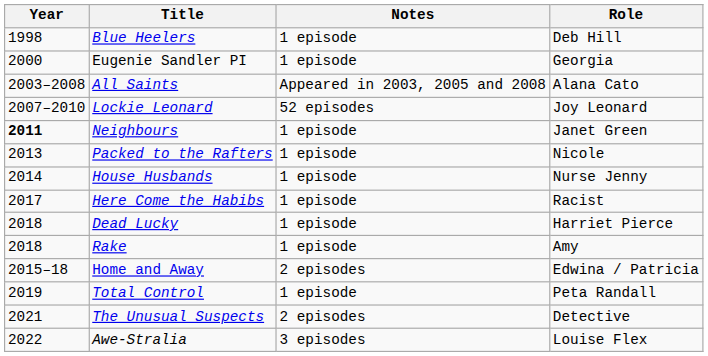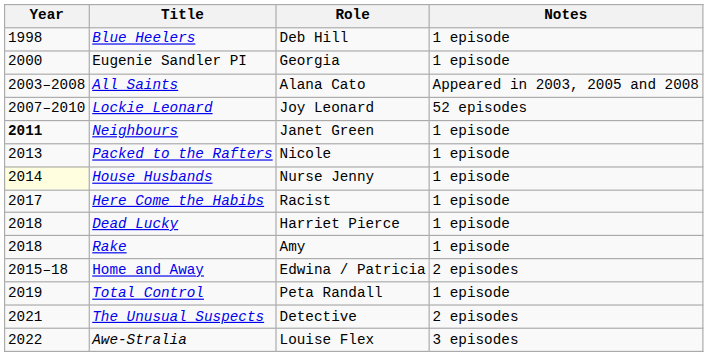columns swapped: (626, 16) <-> (413, 16)
(25, 178) no background -> (25, 178) lightyellow background
